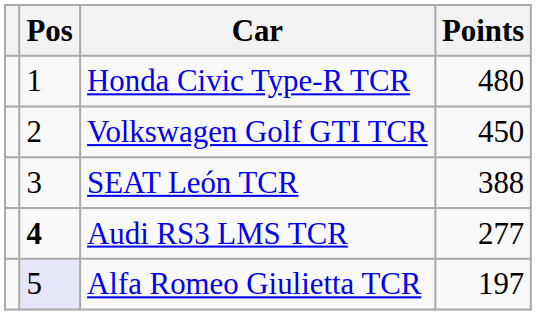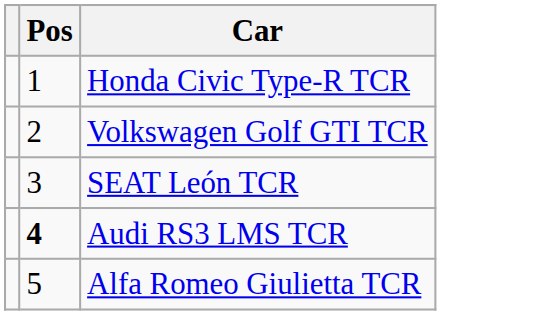- column: (483, 30)
(34, 284) lavender background -> (34, 284) no background
